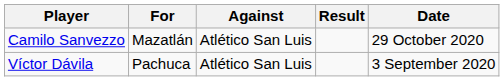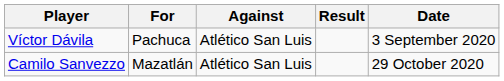rows swapped: (51, 64) <-> (66, 40)
